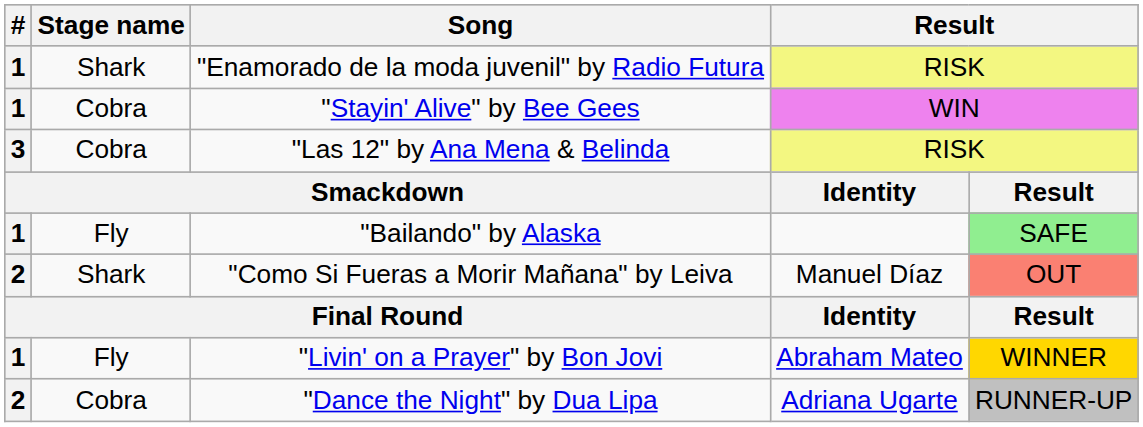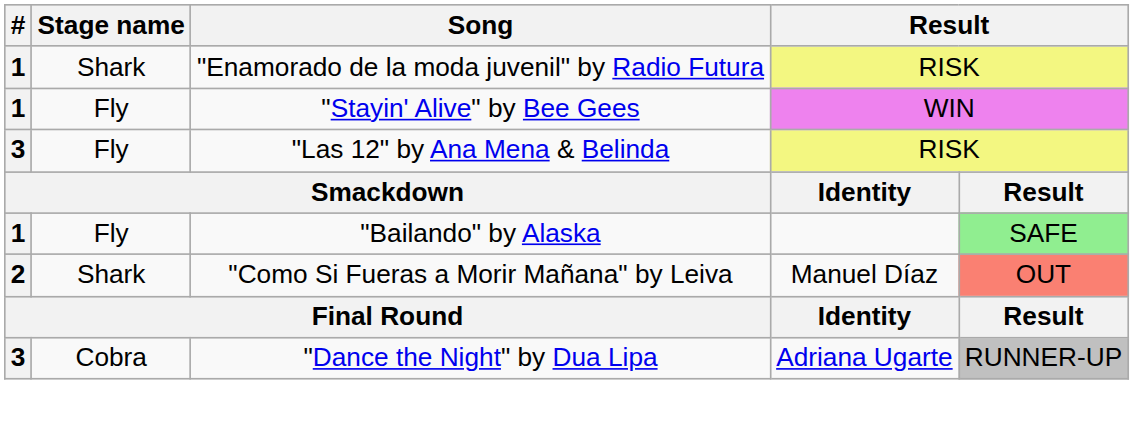(111, 108) Cobra -> (111, 108) Fly
(111, 150) Cobra -> (111, 150) Fly
- row: (480, 358)
(18, 399) 2 -> (18, 358) 3
